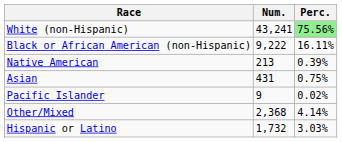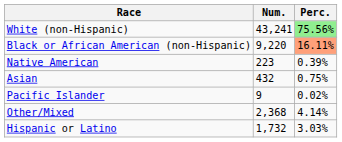(271, 46) 9,222 -> (271, 46) 9,220
(316, 46) no background -> (316, 46) lightsalmon background
(265, 62) 213 -> (265, 62) 223
(265, 79) 431 -> (265, 79) 432
